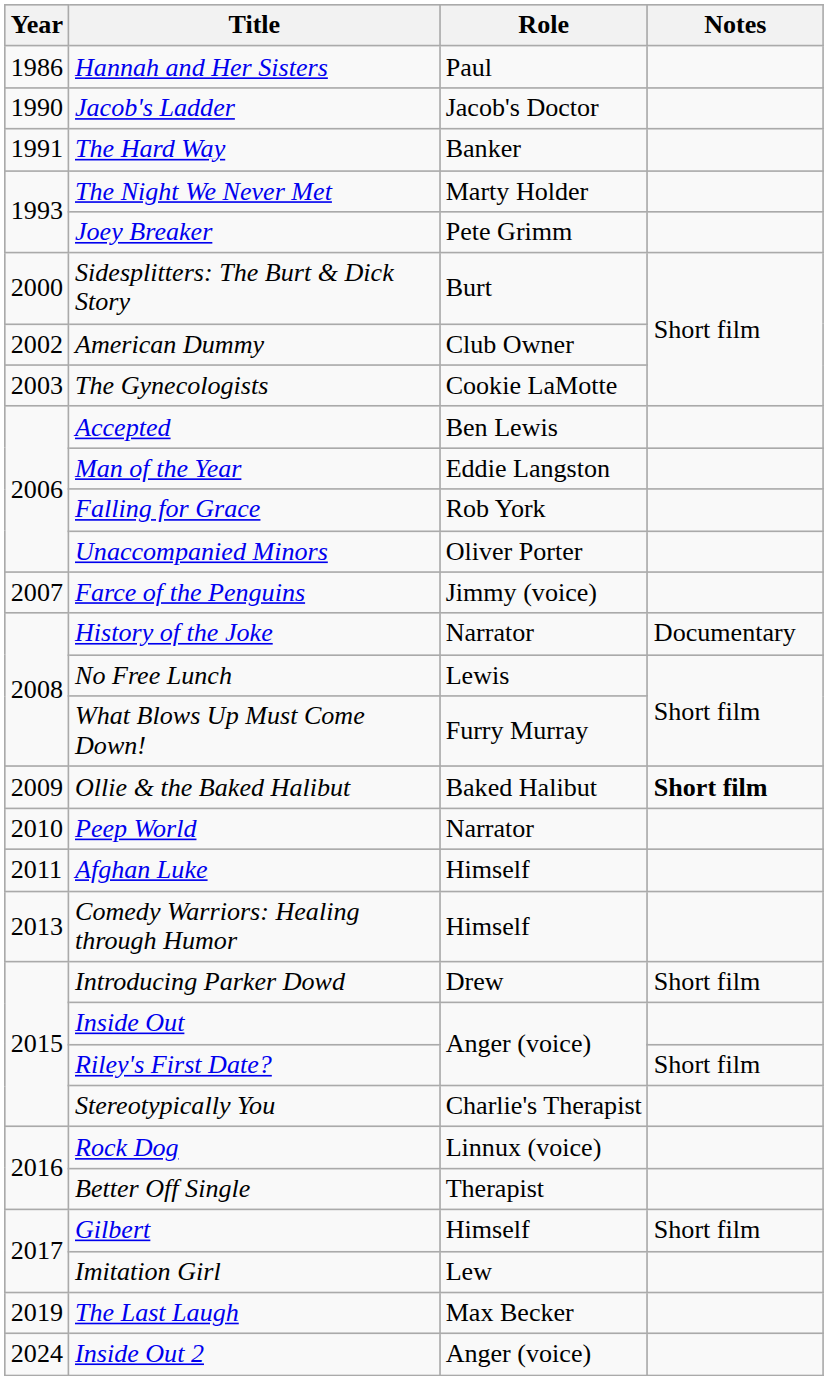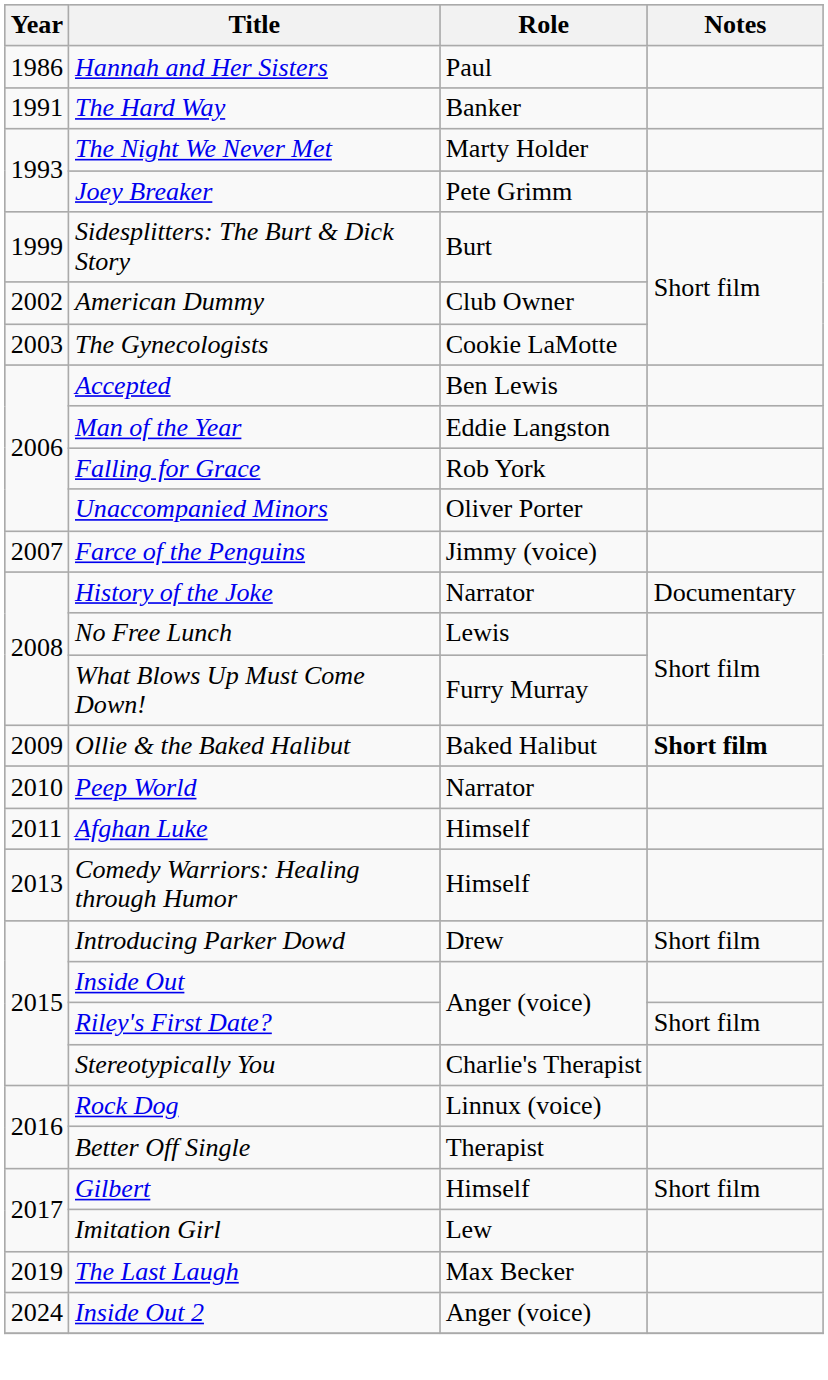- row: (155, 107)
(37, 288) 2000 -> (37, 246) 1999
